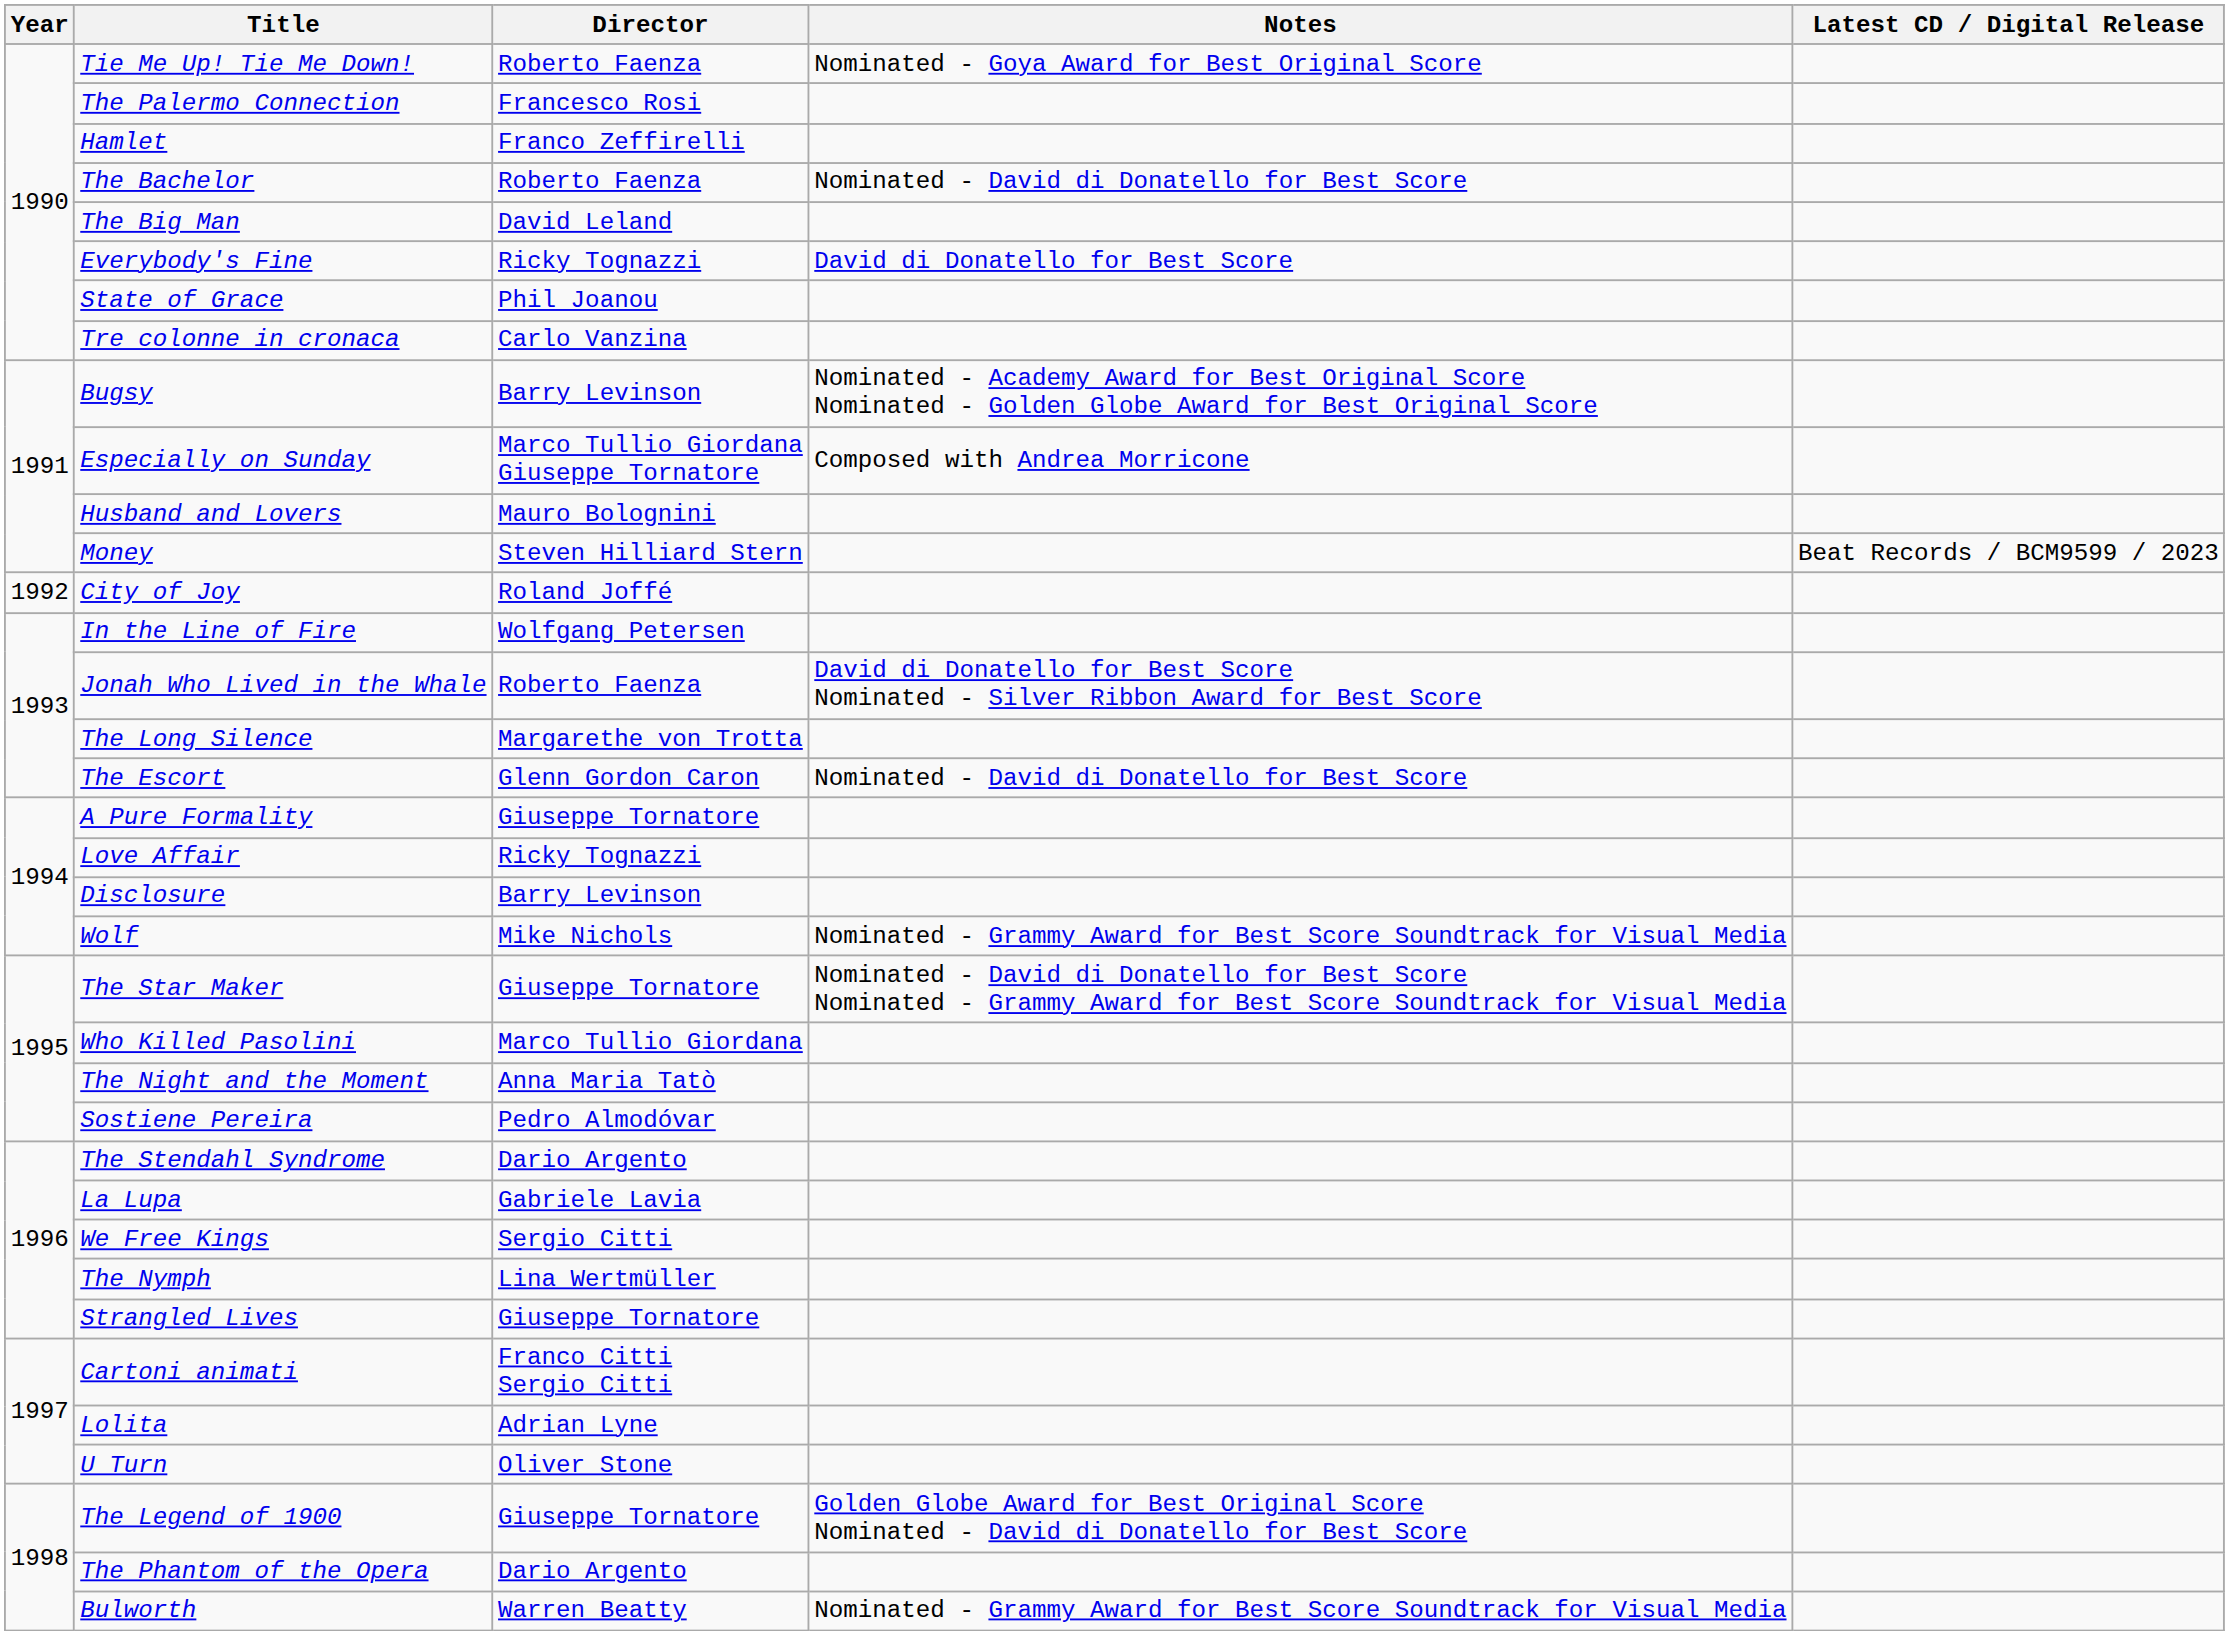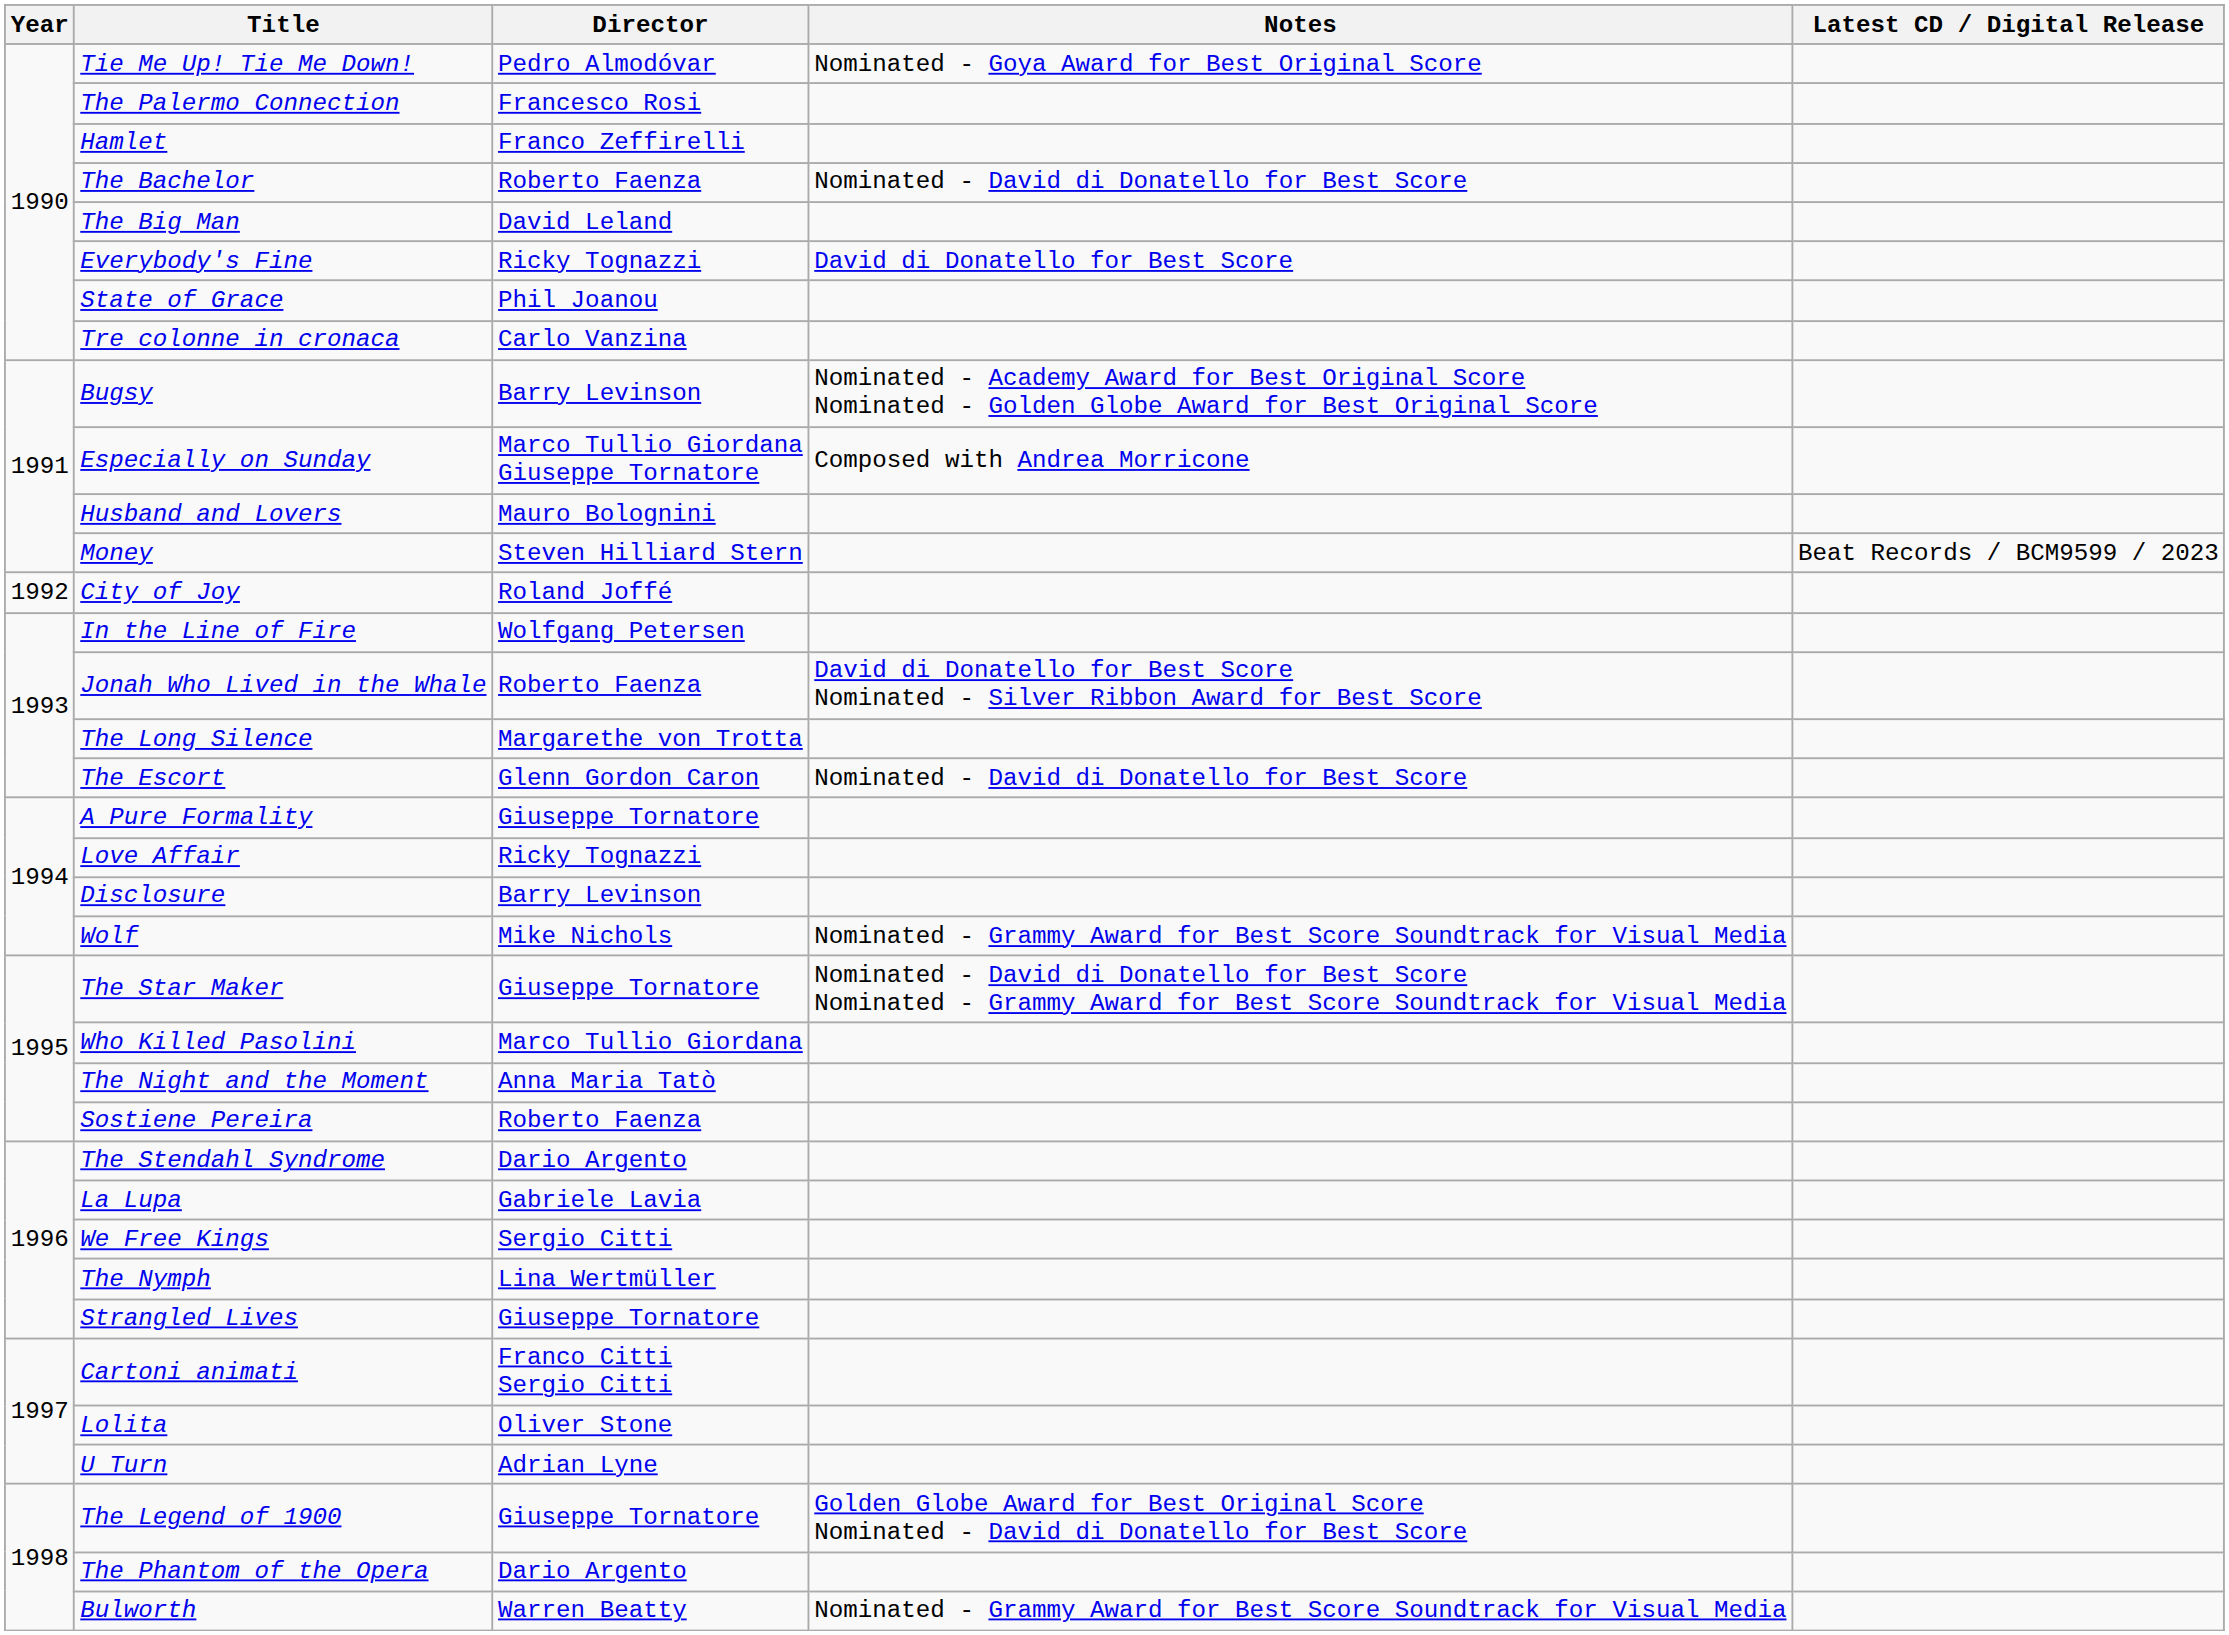(600, 64) Roberto Faenza -> (607, 64) Pedro Almodóvar
(607, 1121) Pedro Almodóvar -> (600, 1121) Roberto Faenza
(578, 1425) Adrian Lyne -> (585, 1425) Oliver Stone
(585, 1465) Oliver Stone -> (578, 1465) Adrian Lyne
